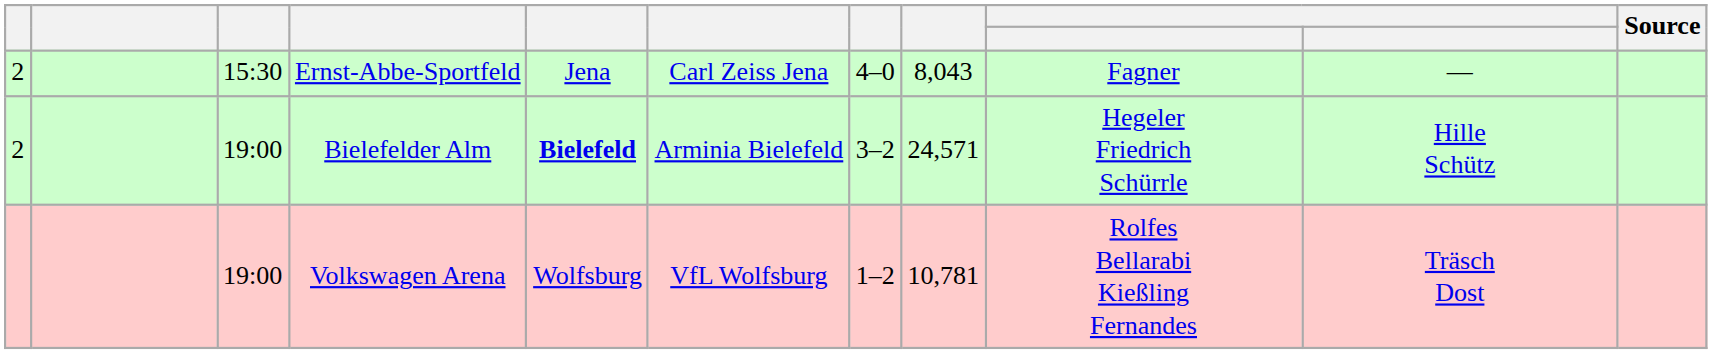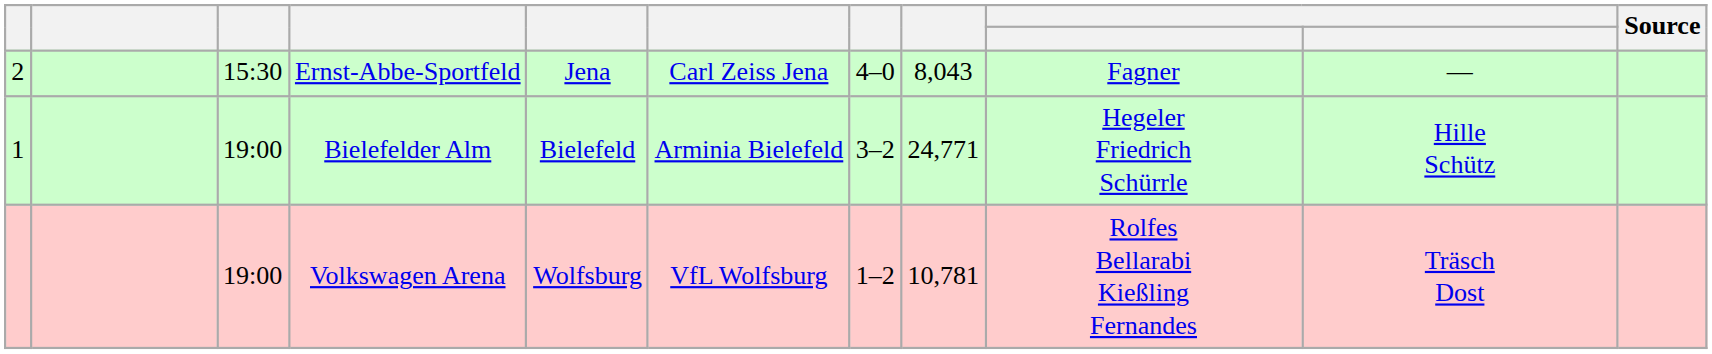(18, 149) 2 -> (18, 149) 1
(588, 149) bold -> (588, 149) normal
(943, 149) 24,571 -> (943, 149) 24,771
